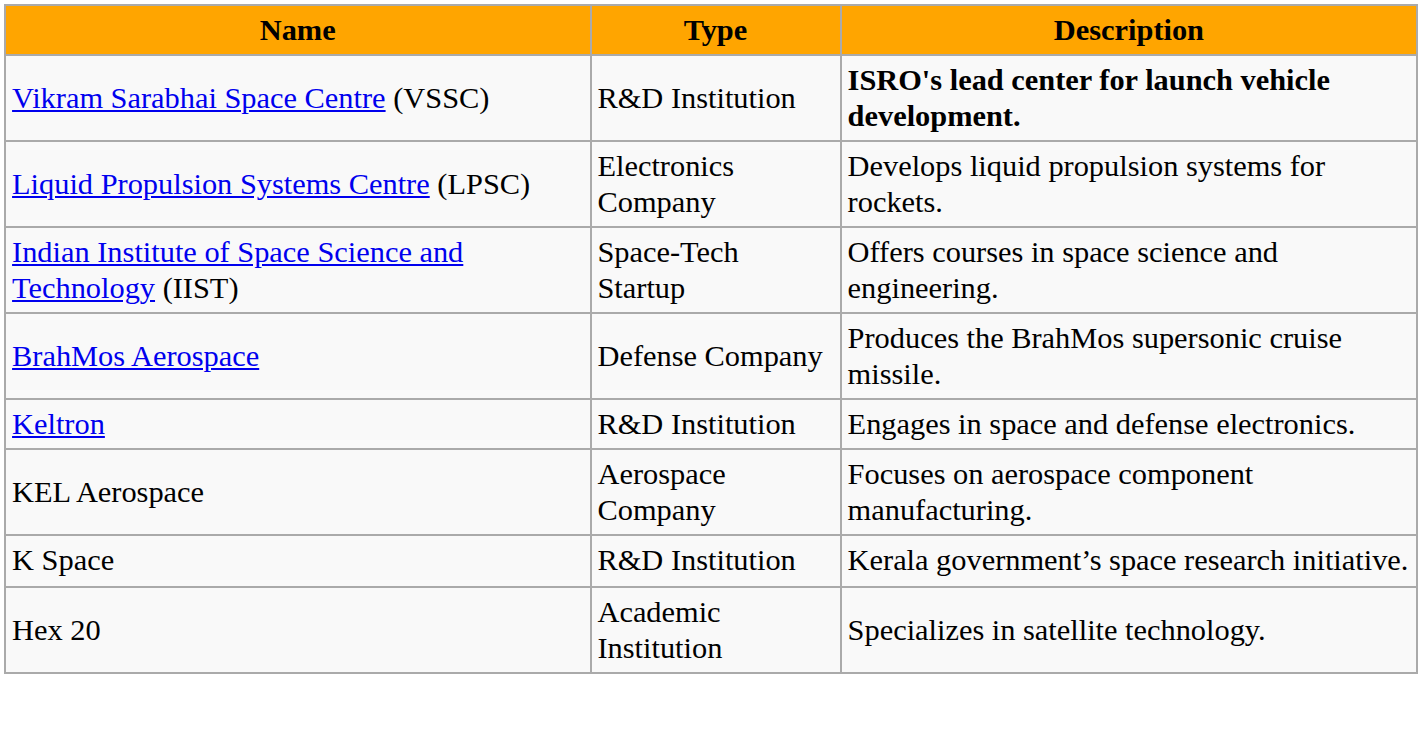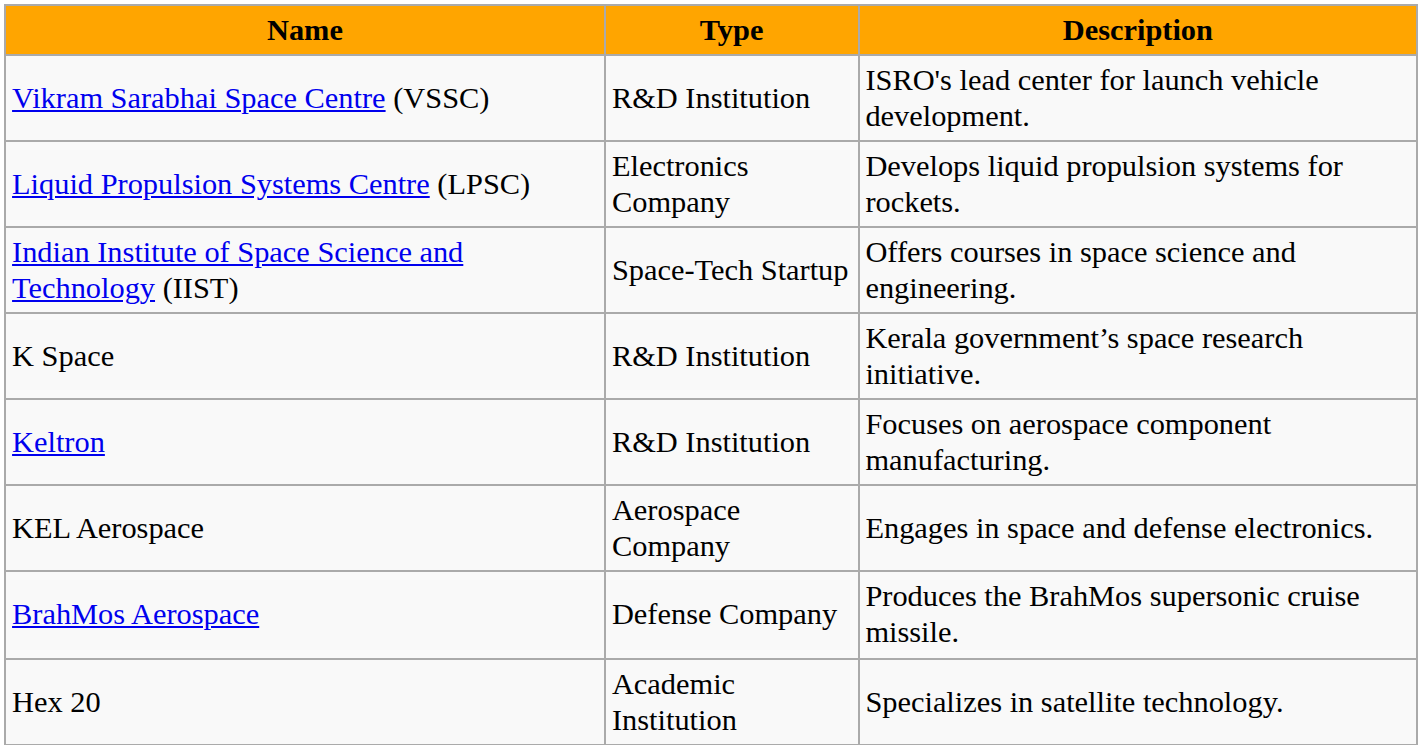(1089, 97) bold -> (1092, 97) normal
rows swapped: (136, 356) <-> (63, 560)
(1101, 424) Engages in space and defense electronics. -> (1068, 442) Focuses on aerospace component manufacturing.
(1050, 492) Focuses on aerospace component manufacturing. -> (1119, 528) Engages in space and defense electronics.
